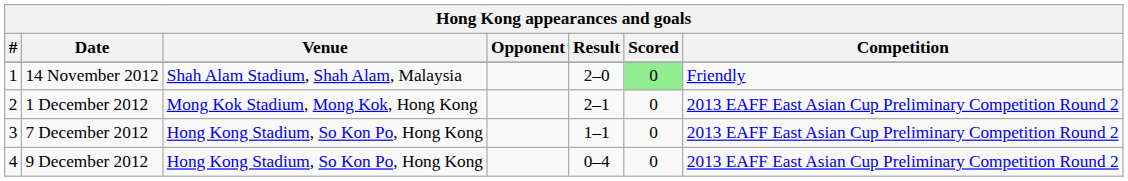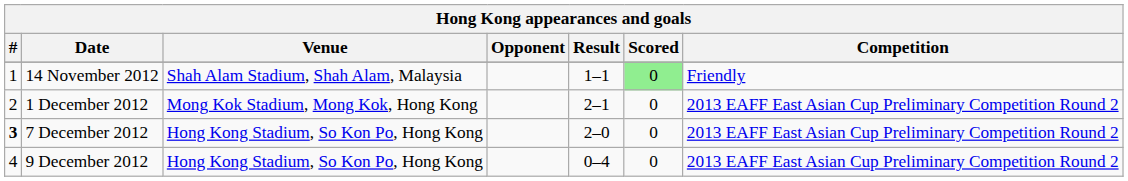(597, 76) 2–0 -> (597, 76) 1–1
(13, 133) normal -> (13, 133) bold
(597, 133) 1–1 -> (597, 133) 2–0
